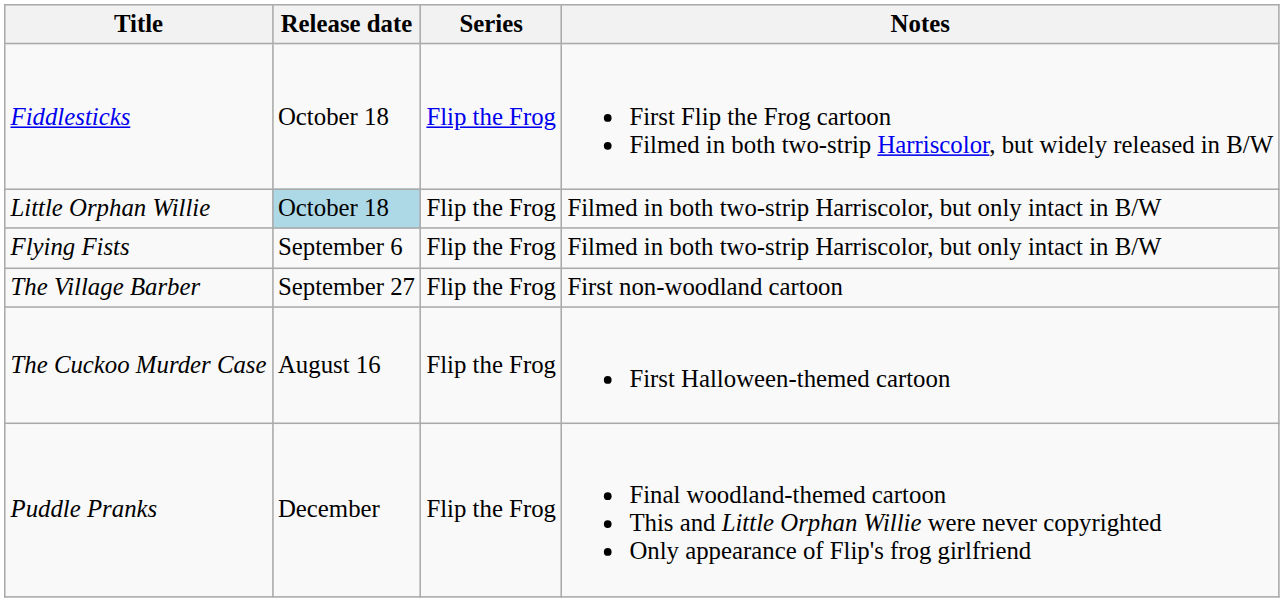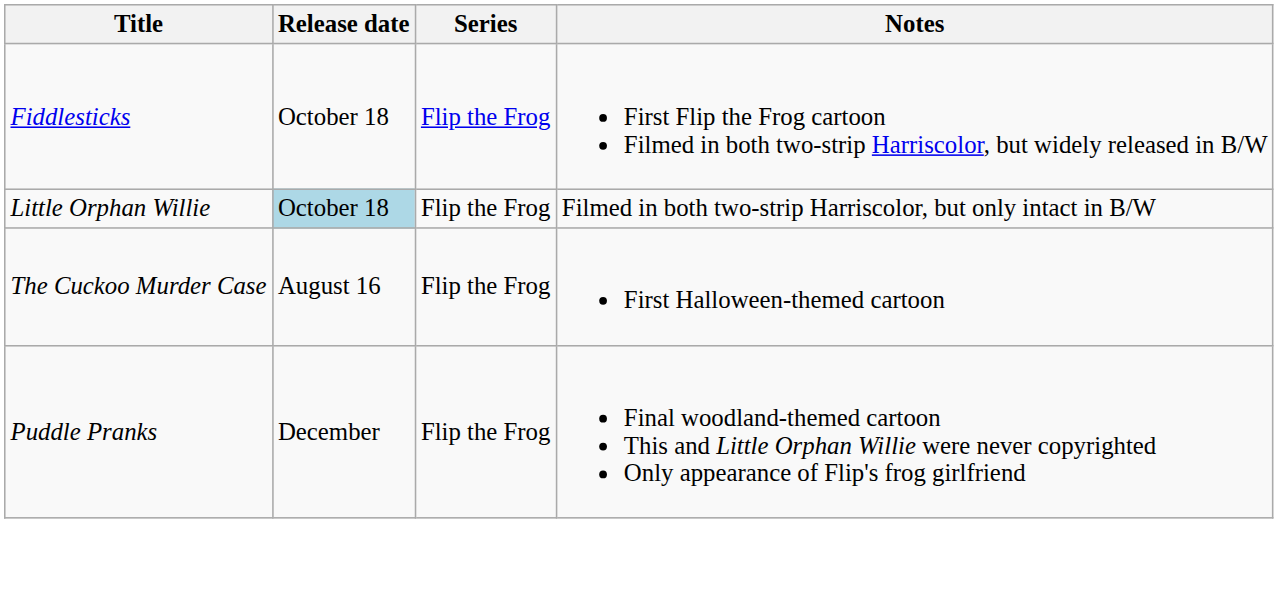- row: (70, 247)
- row: (105, 286)
